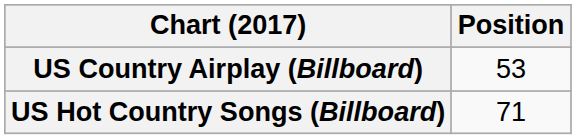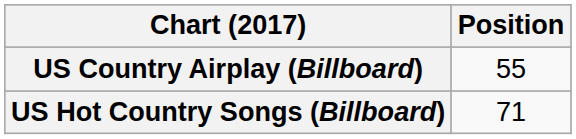(511, 68) 53 -> (511, 68) 55
